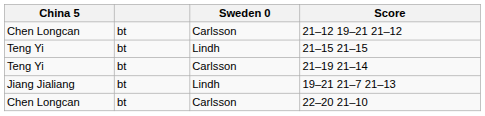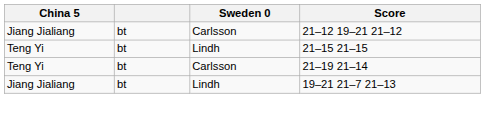(43, 31) Chen Longcan -> (41, 31) Jiang Jialiang
- row: (335, 102)
